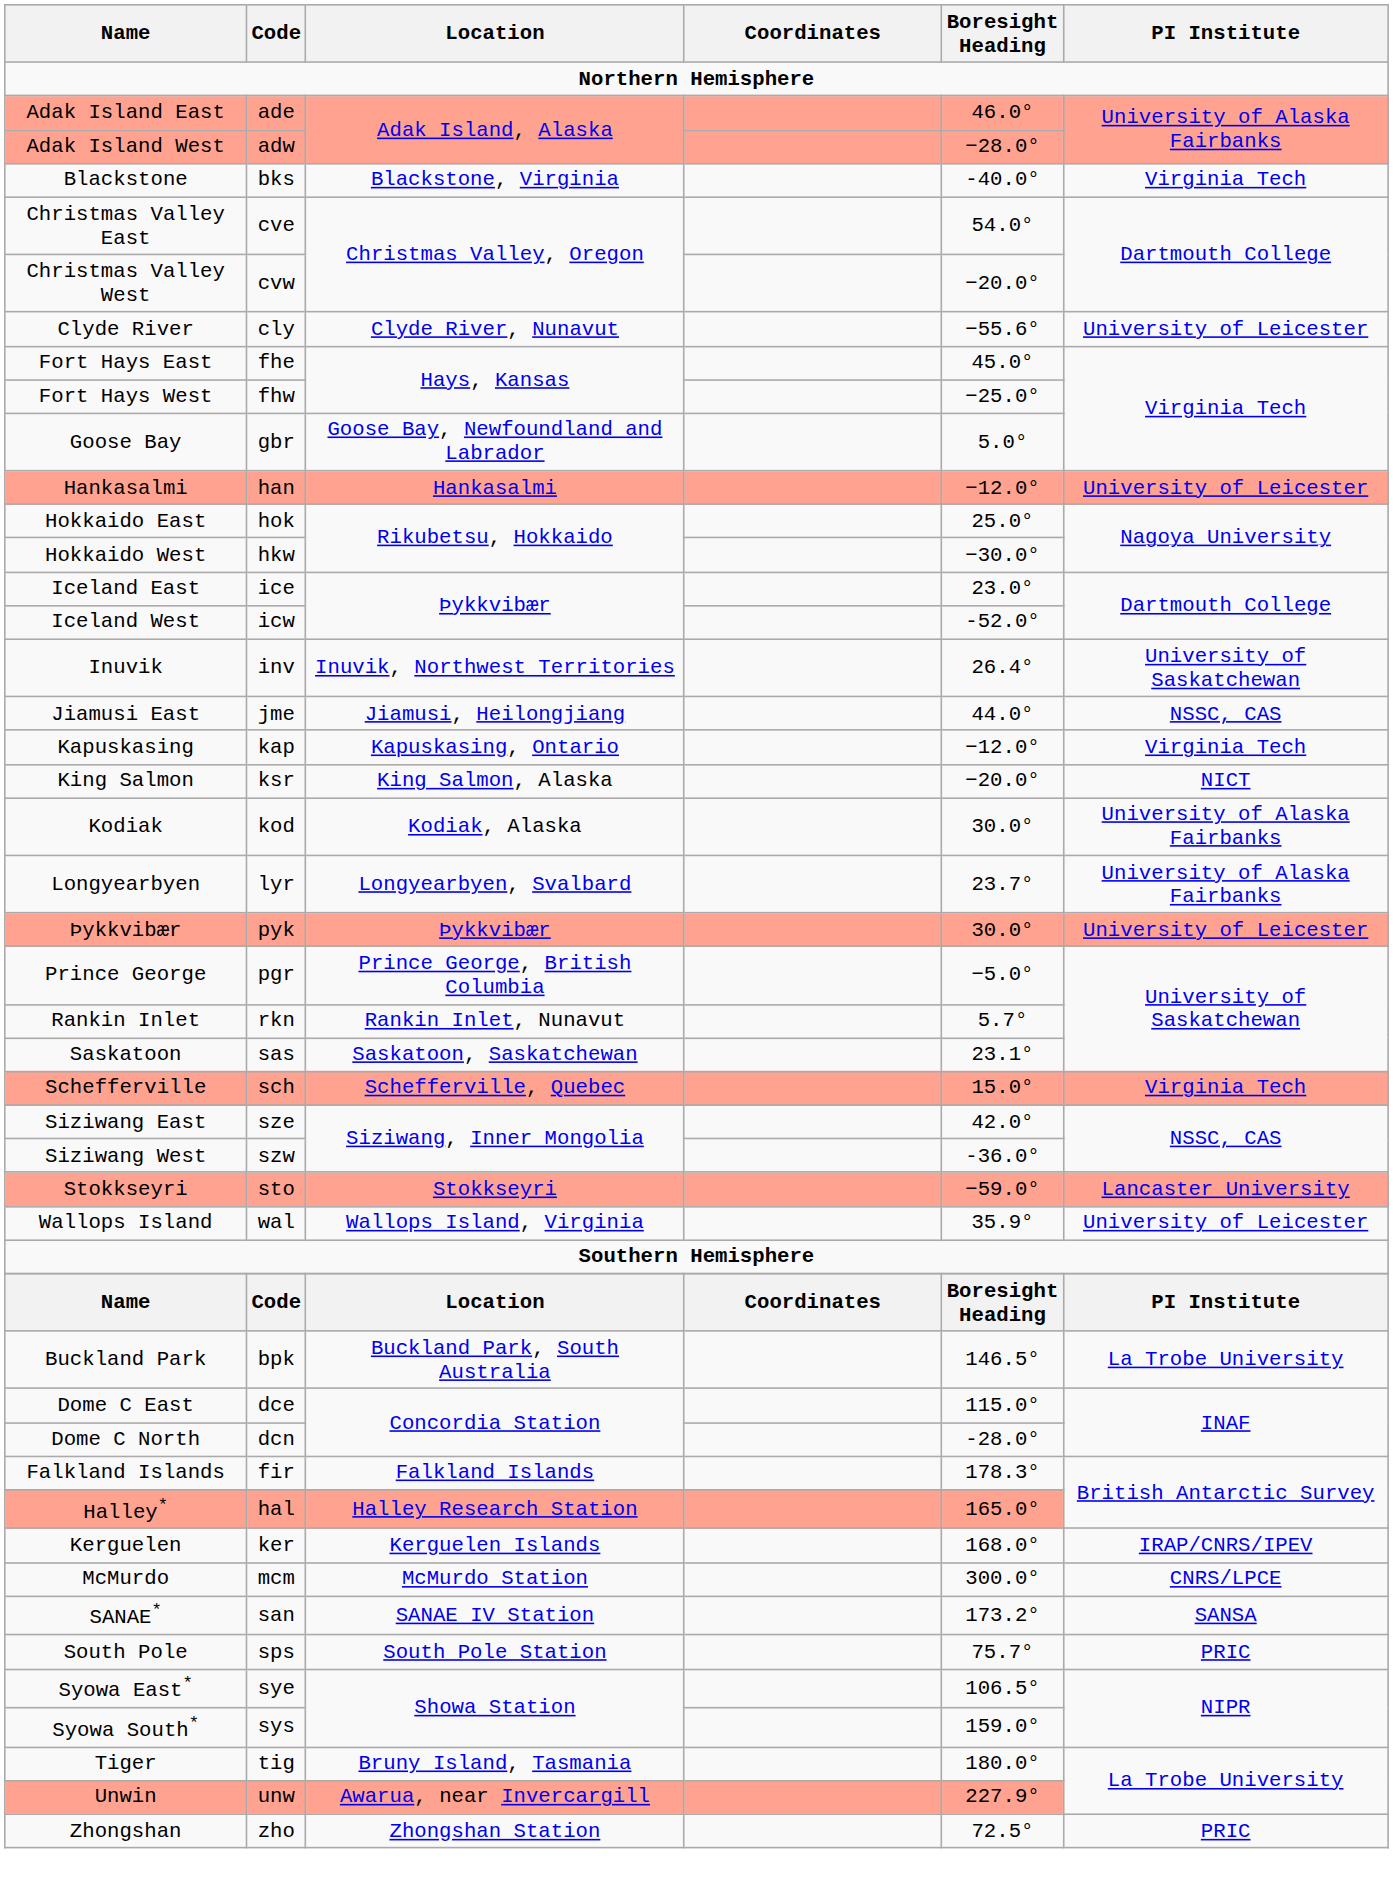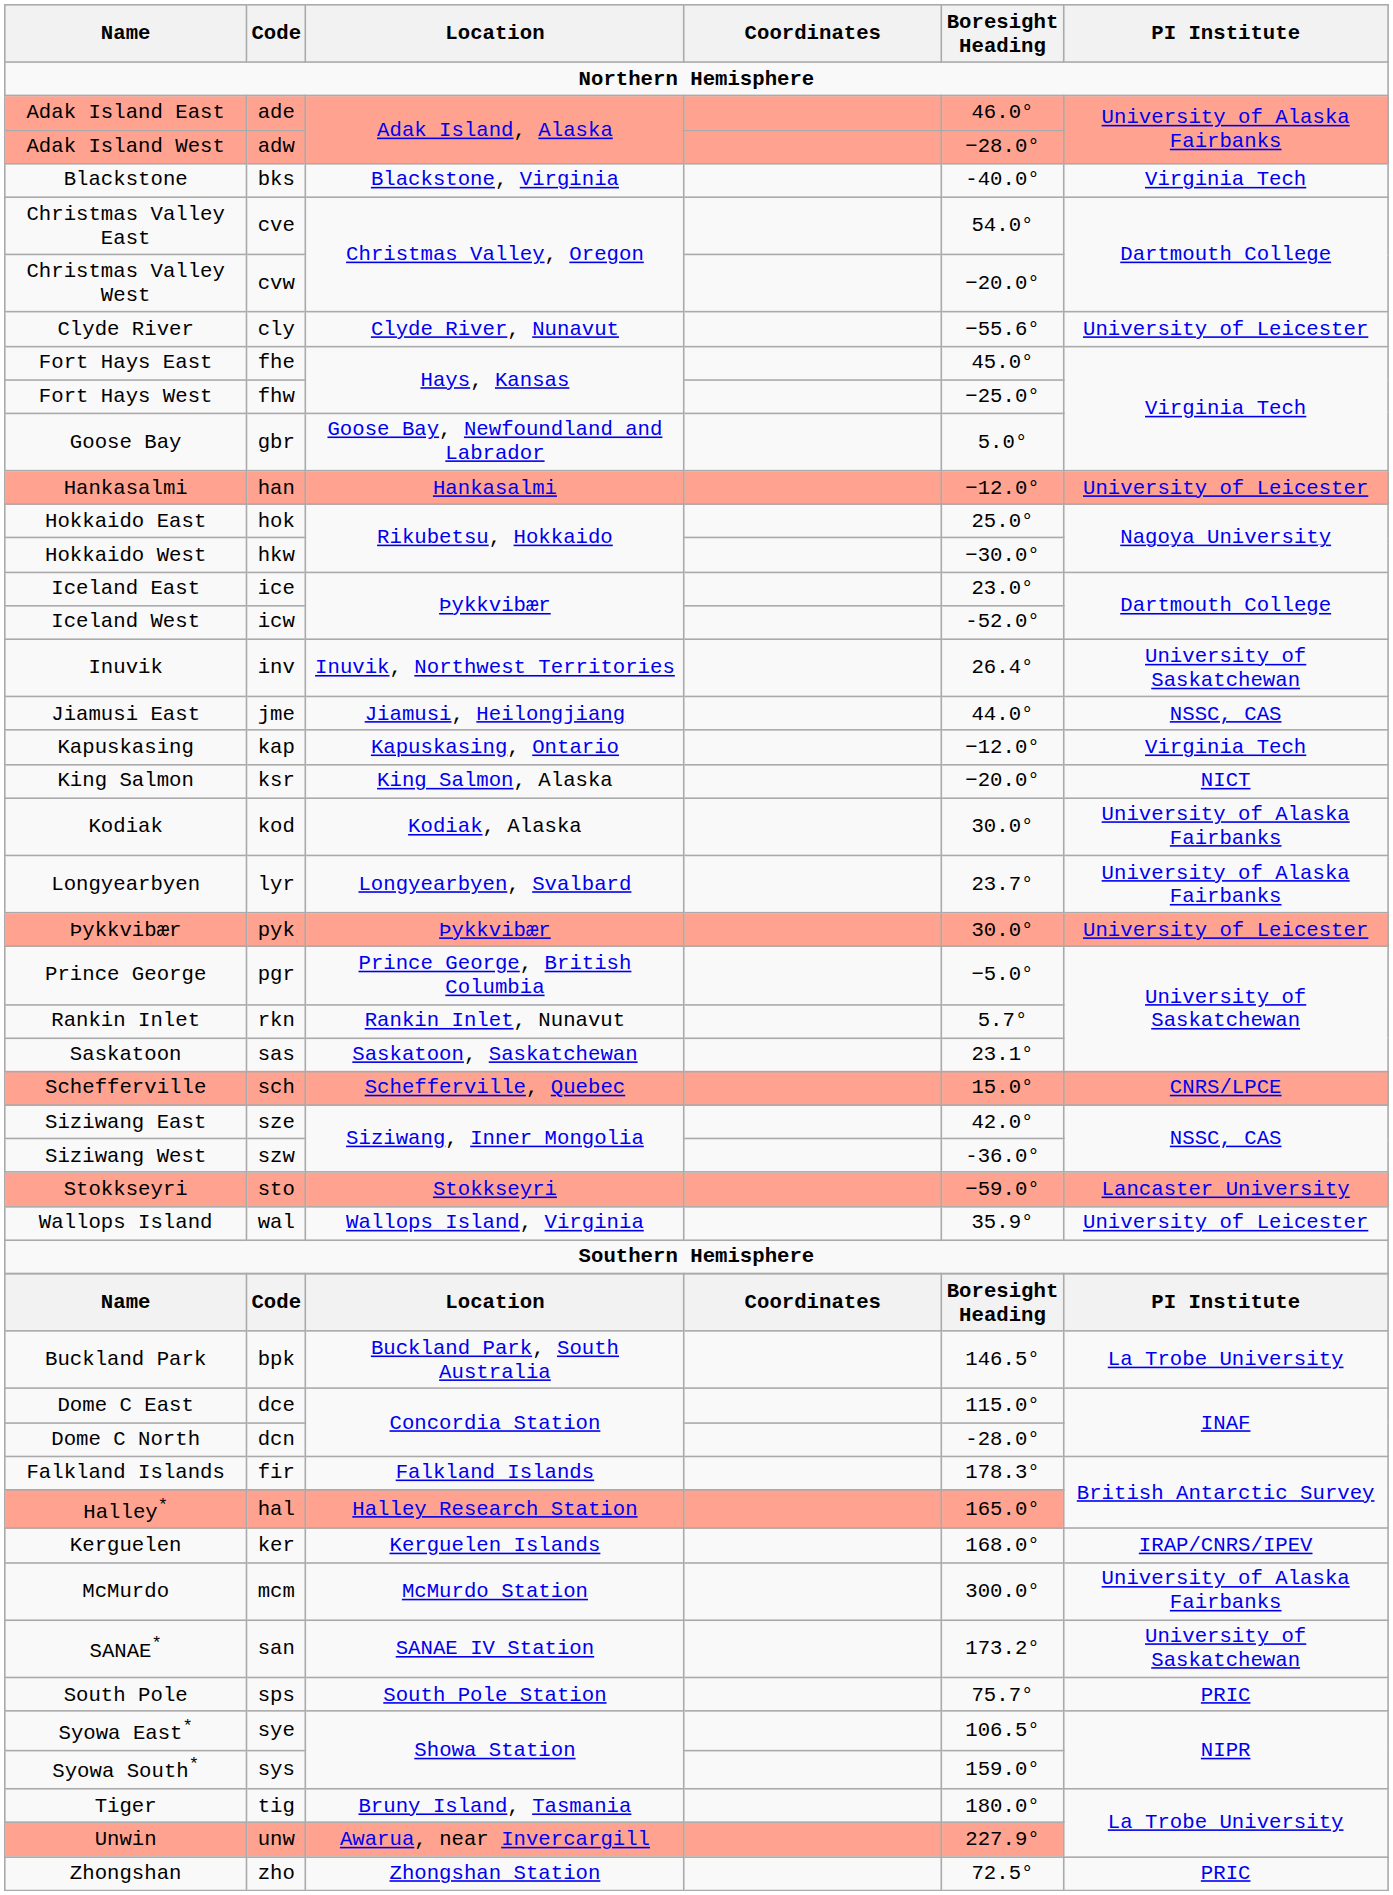(1226, 1088) Virginia Tech -> (1226, 1088) CNRS/LPCE
(1226, 1579) CNRS/LPCE -> (1226, 1591) University of Alaska Fairbanks
(1226, 1616) SANSA -> (1226, 1649) University of Saskatchewan
